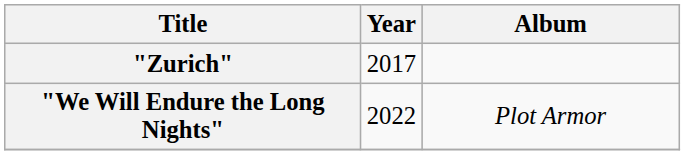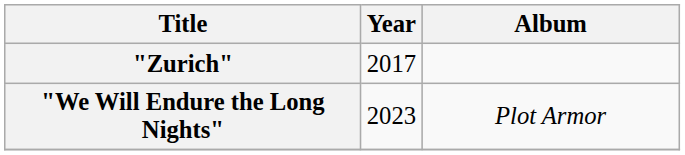(391, 116) 2022 -> (391, 116) 2023
